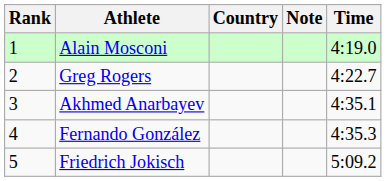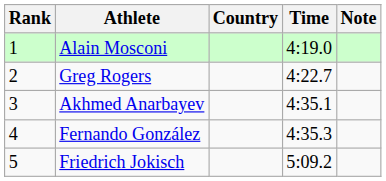columns swapped: (354, 18) <-> (304, 18)
